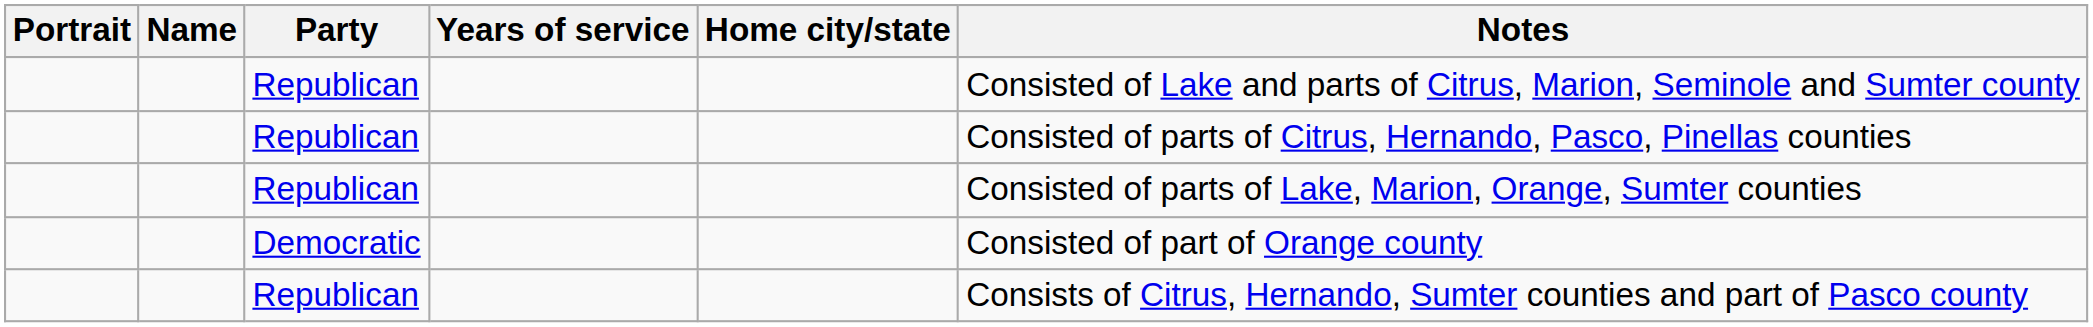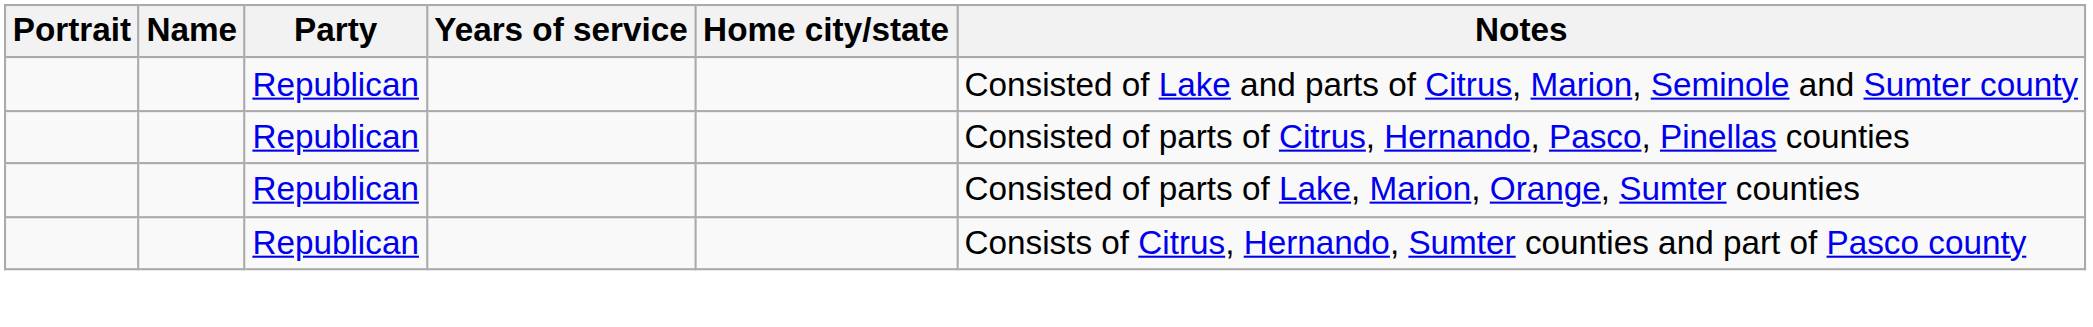- row: (72, 243)
